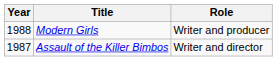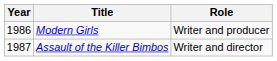(19, 30) 1988 -> (19, 30) 1986
